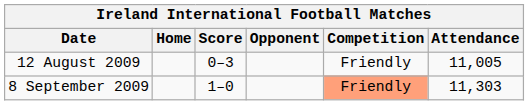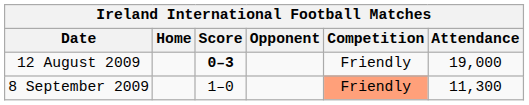(221, 64) normal -> (221, 64) bold
(475, 64) 11,005 -> (475, 64) 19,000
(475, 88) 11,303 -> (475, 88) 11,300
